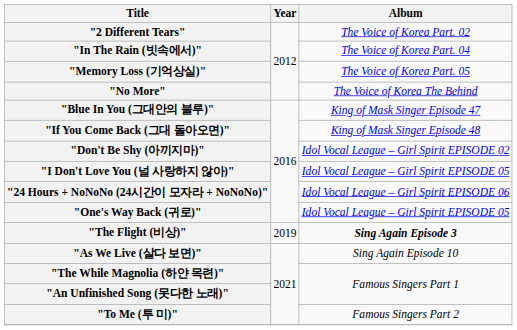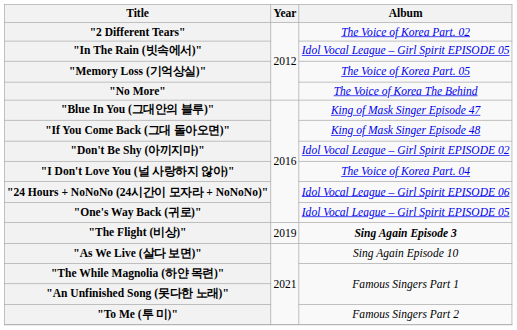(406, 51) The Voice of Korea Part. 04 -> (406, 51) Idol Vocal League – Girl Spirit EPISODE 05
(406, 171) Idol Vocal League – Girl Spirit EPISODE 05 -> (406, 171) The Voice of Korea Part. 04
